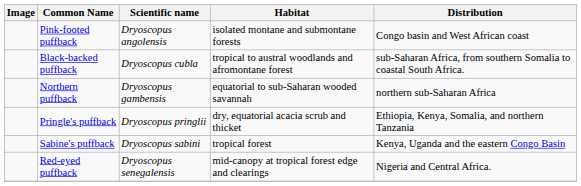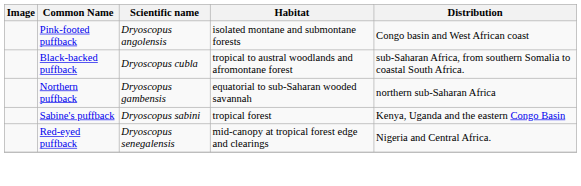- row: (78, 121)
